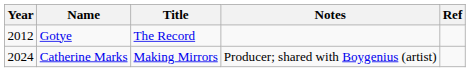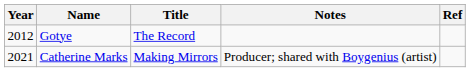(21, 56) 2024 -> (21, 56) 2021
